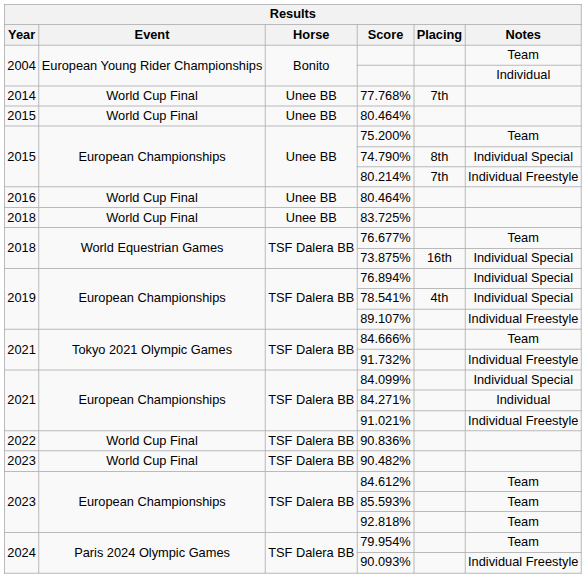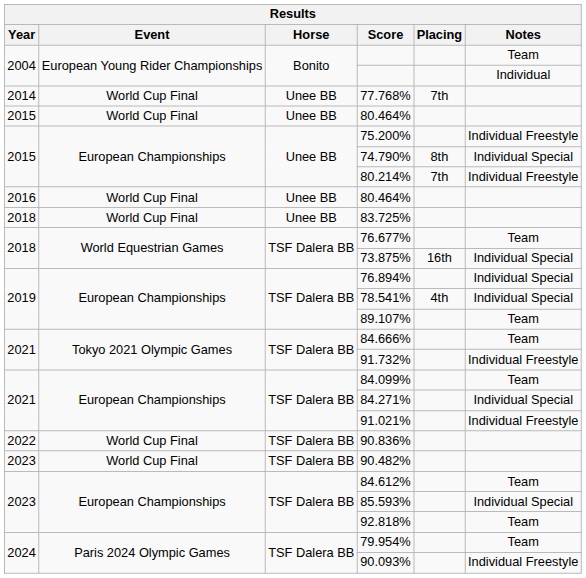(523, 136) Team -> (523, 136) Individual Freestyle
(523, 319) Individual Freestyle -> (523, 319) Team
(523, 380) Individual Special -> (523, 380) Team
(523, 400) Individual -> (523, 400) Individual Special
(523, 501) Team -> (523, 501) Individual Special
